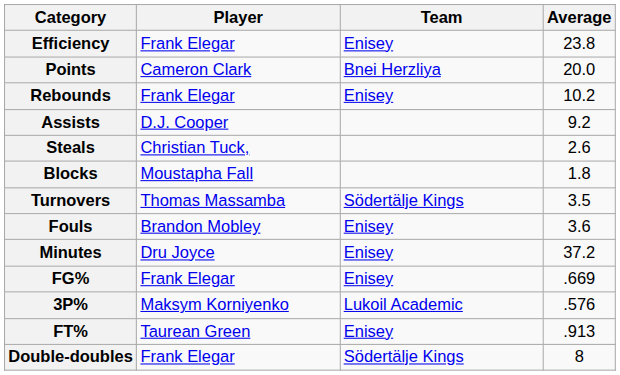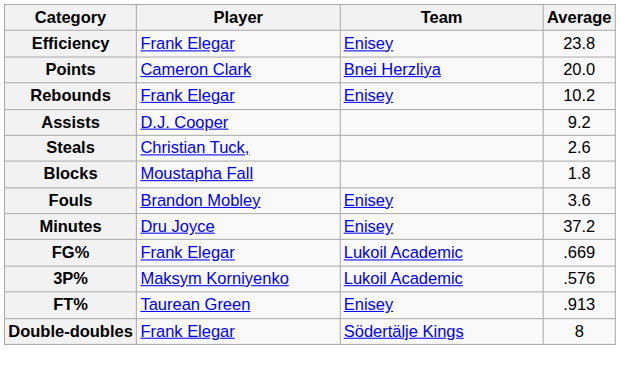- row: (71, 200)
(368, 278) Enisey -> (403, 252) Lukoil Academic
